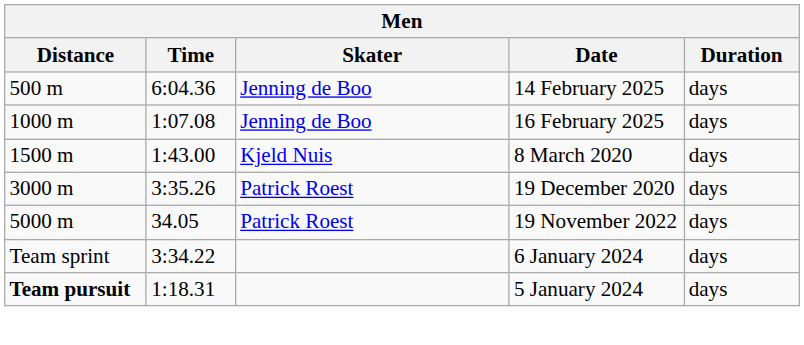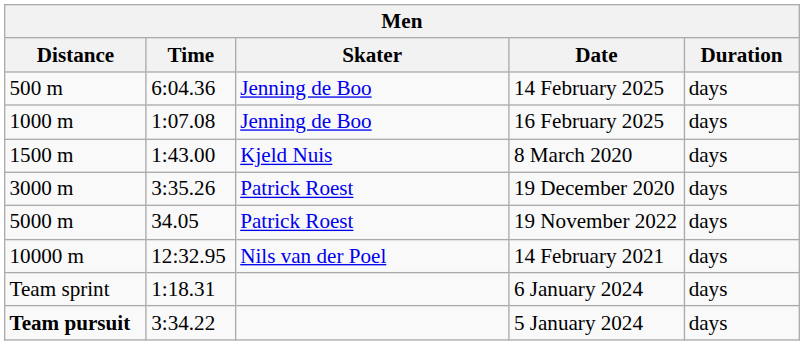+ row: (589, 255)
(183, 255) 3:34.22 -> (183, 289) 1:18.31
(183, 289) 1:18.31 -> (183, 322) 3:34.22
